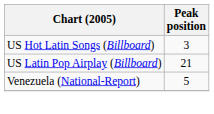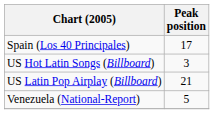+ row: (68, 44)
